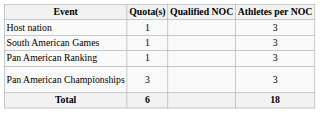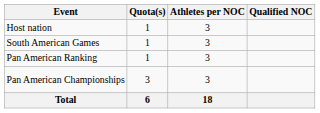columns swapped: (202, 12) <-> (275, 12)
